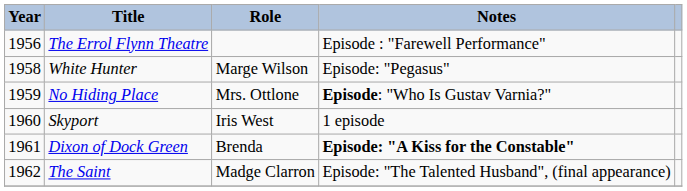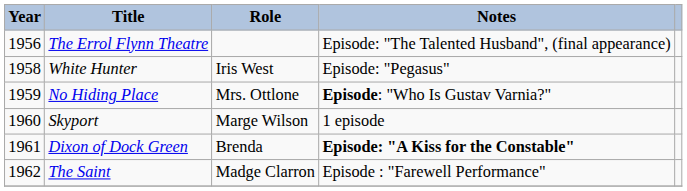(434, 43) Episode : "Farewell Performance" -> (497, 43) Episode: "The Talented Husband", (final appearance)
(262, 69) Marge Wilson -> (245, 69) Iris West
(245, 120) Iris West -> (262, 120) Marge Wilson
(497, 172) Episode: "The Talented Husband", (final appearance) -> (434, 172) Episode : "Farewell Performance"
